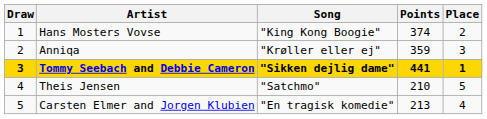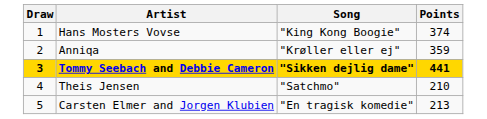- column: (462, 14)
